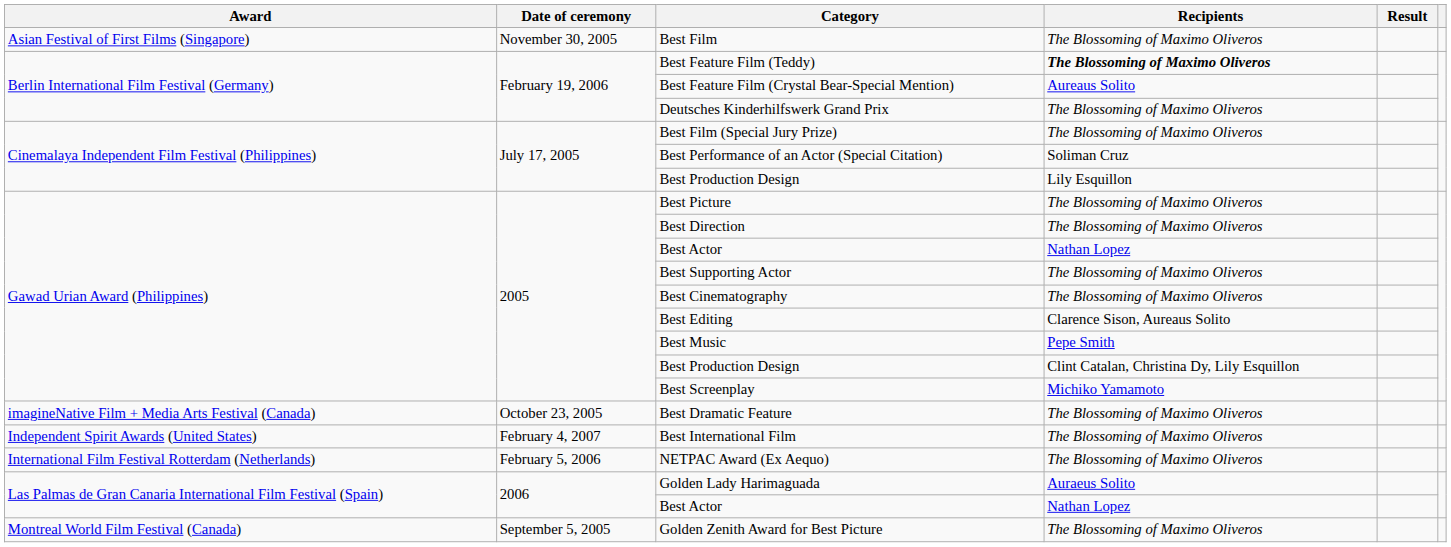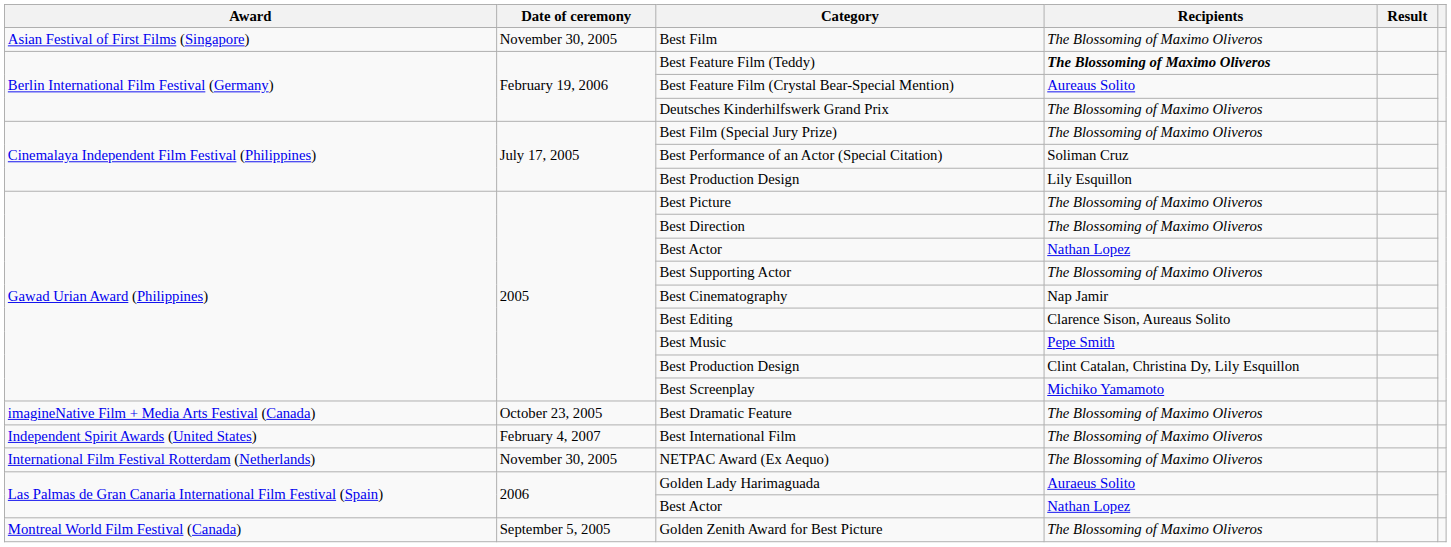(1155, 296) The Blossoming of Maximo Oliveros -> (1078, 296) Nap Jamir
(550, 459) February 5, 2006 -> (558, 459) November 30, 2005
